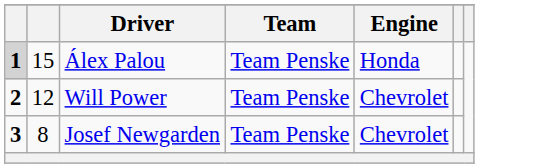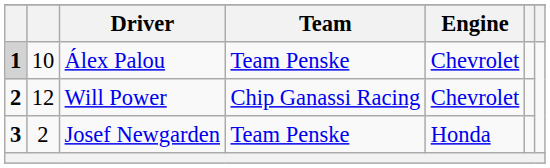(43, 60) 15 -> (43, 60) 10
(390, 60) Honda -> (475, 60) Chevrolet
(290, 97) Team Penske -> (325, 97) Chip Ganassi Racing
(43, 134) 8 -> (43, 134) 2
(404, 134) Chevrolet -> (461, 134) Honda
